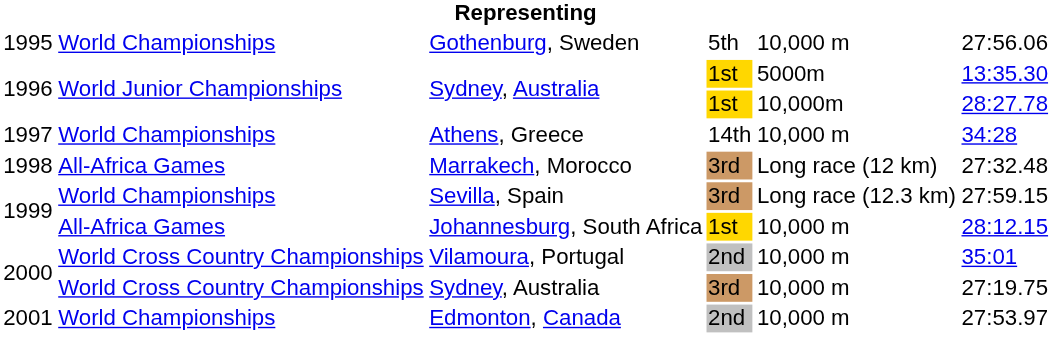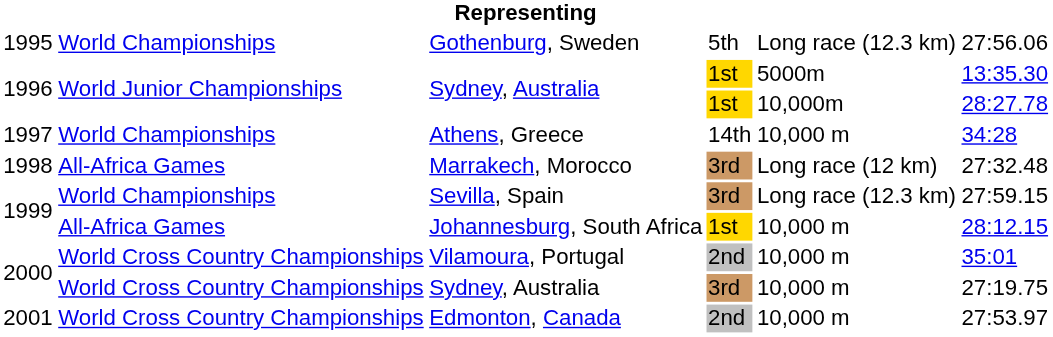(803, 43) 10,000 m -> (856, 43) Long race (12.3 km)
(167, 318) World Championships -> (241, 318) World Cross Country Championships
